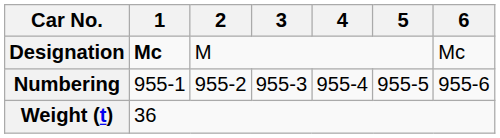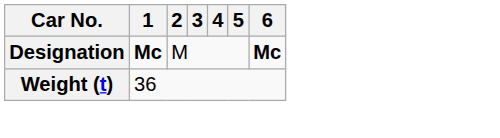(452, 52) normal -> (267, 52) bold
- row: (67, 84)
